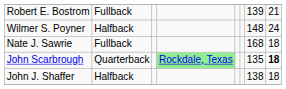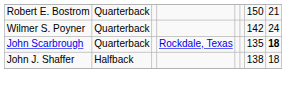(113, 12) Fullback -> (122, 12) Quarterback
(255, 12) 139 -> (255, 12) 150
(114, 28) Halfback -> (122, 28) Quarterback
(255, 28) 148 -> (255, 28) 142
- row: (39, 44)
(196, 60) lightgreen background -> (196, 44) no background
